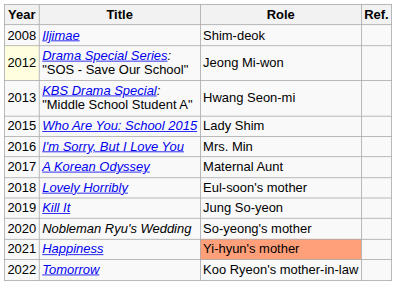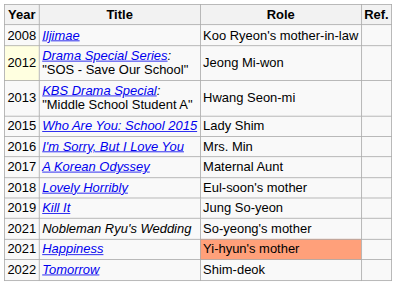(234, 35) Shim-deok -> (281, 35) Koo Ryeon's mother-in-law
(22, 228) 2020 -> (22, 228) 2021
(281, 270) Koo Ryeon's mother-in-law -> (234, 270) Shim-deok
